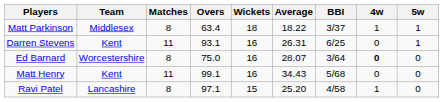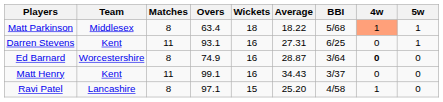(336, 27) 3/37 -> (336, 27) 5/68
(377, 27) no background -> (377, 27) lightsalmon background
(294, 43) 26.31 -> (294, 43) 27.31
(211, 58) 75.0 -> (211, 58) 74.9
(294, 58) 28.07 -> (294, 58) 28.87
(336, 74) 5/68 -> (336, 74) 3/37
